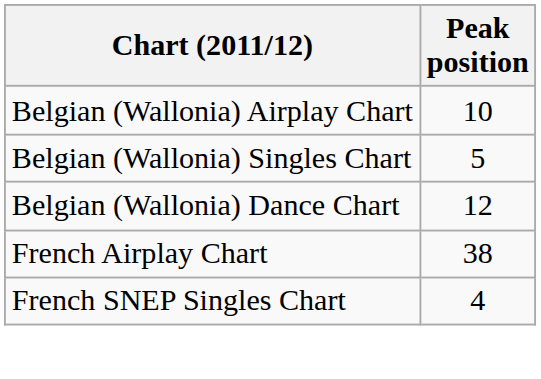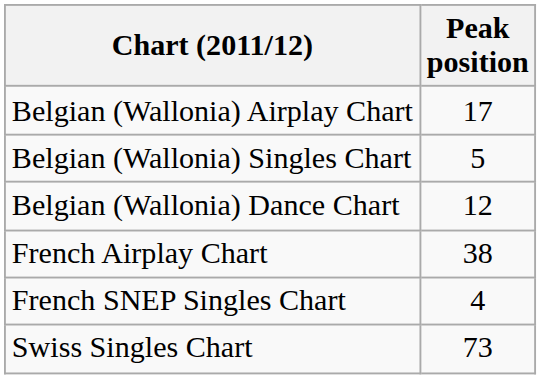(478, 109) 10 -> (478, 109) 17
+ row: (132, 348)
